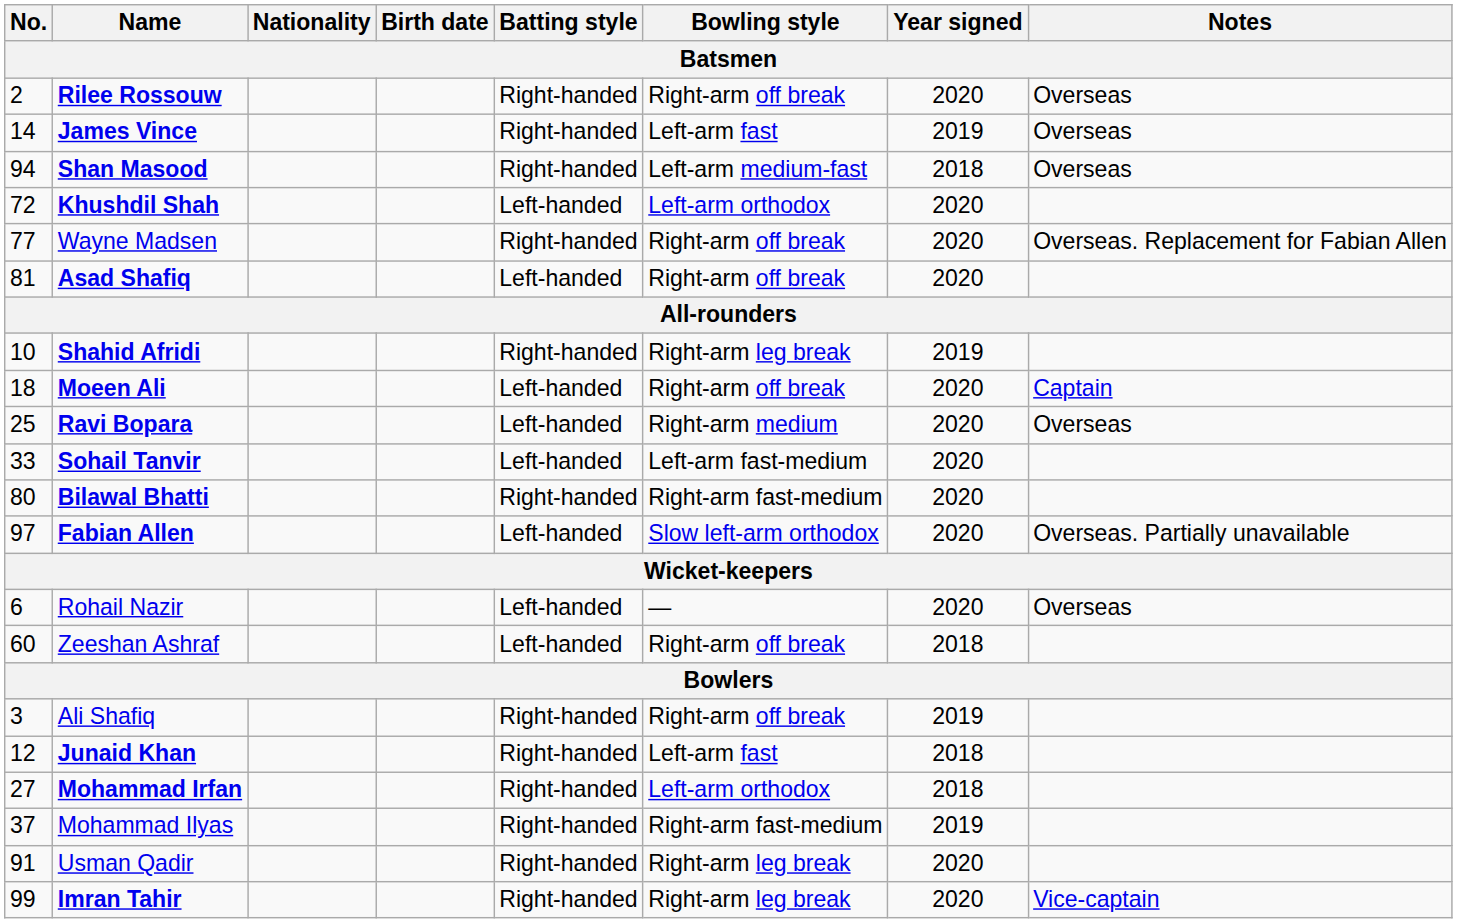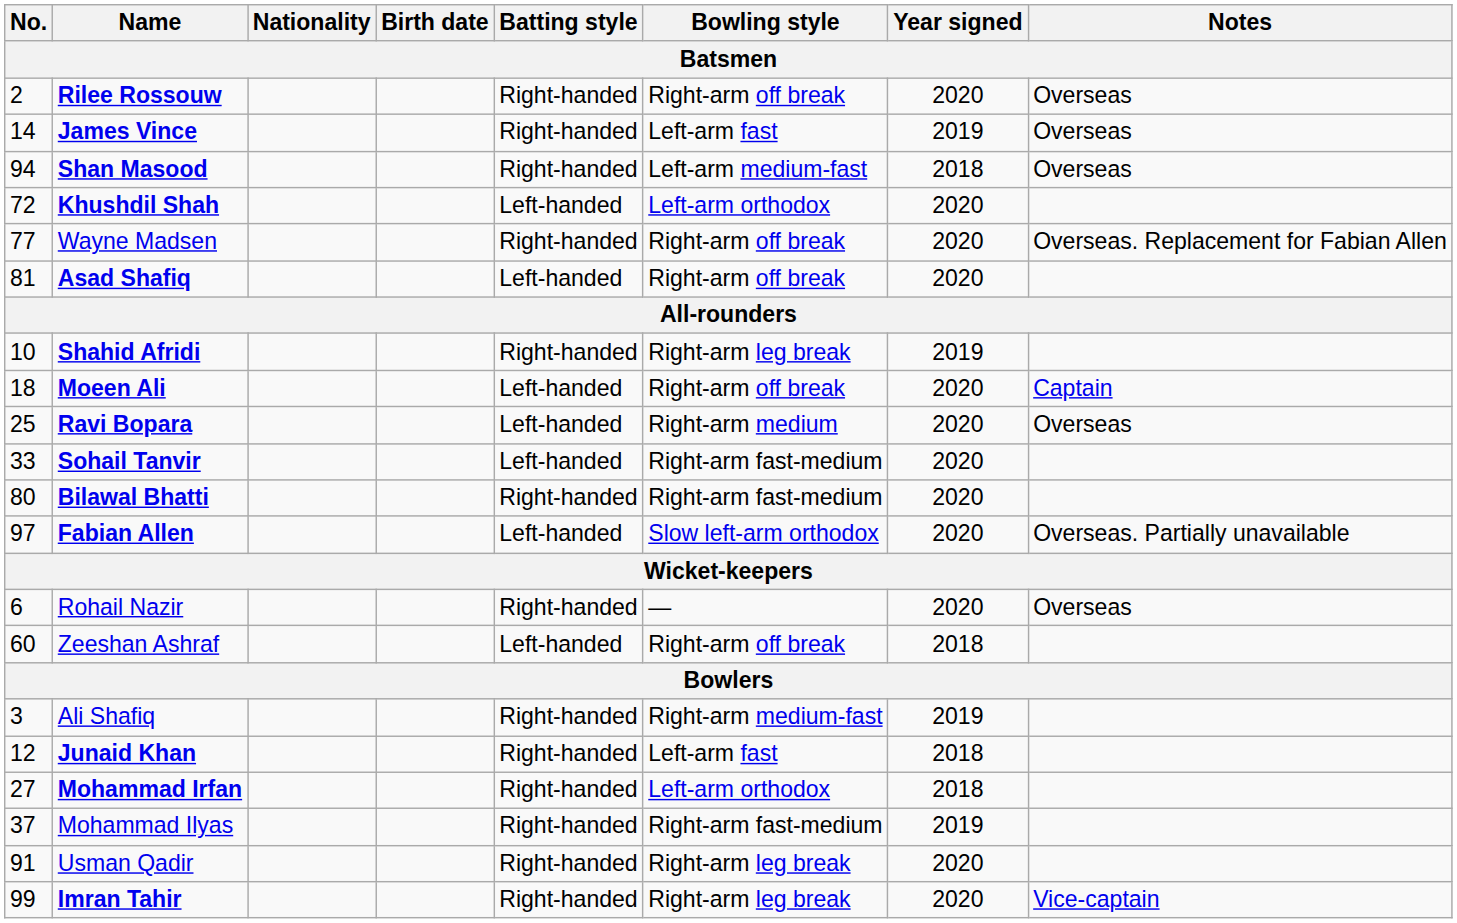(758, 461) Left-arm fast-medium -> (765, 461) Right-arm fast-medium
(561, 607) Left-handed -> (568, 607) Right-handed
(747, 717) Right-arm off break -> (765, 717) Right-arm medium-fast
